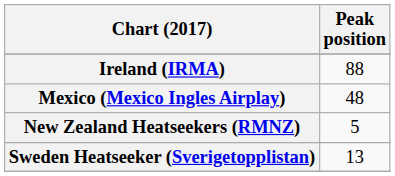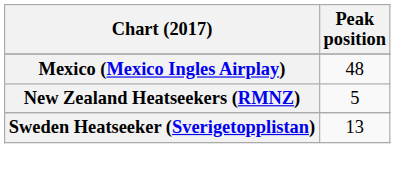- row: (162, 68)
